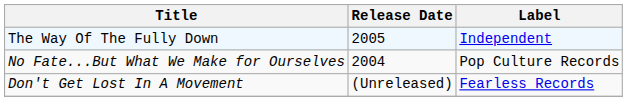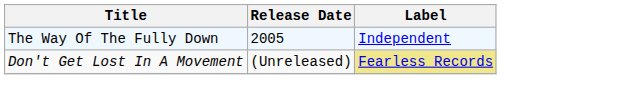- row: (176, 62)
(527, 85) no background -> (426, 62) khaki background
